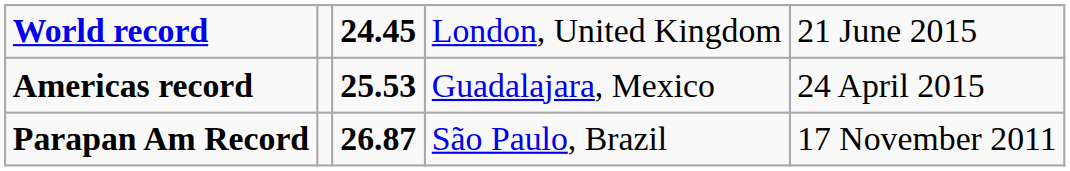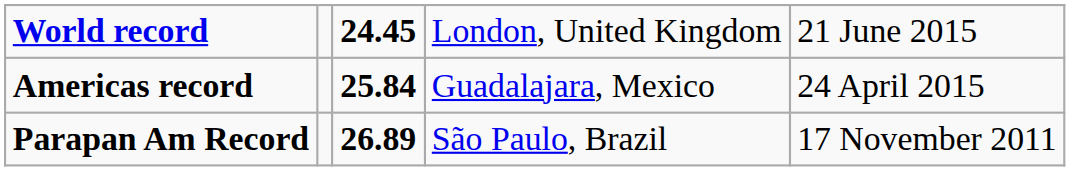(378, 84) 25.53 -> (378, 84) 25.84
(378, 138) 26.87 -> (378, 138) 26.89
